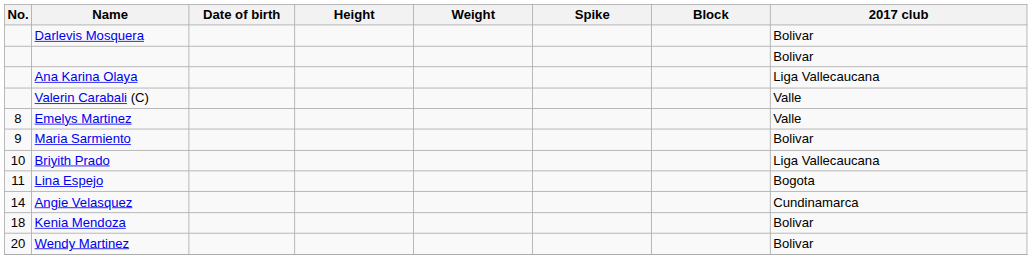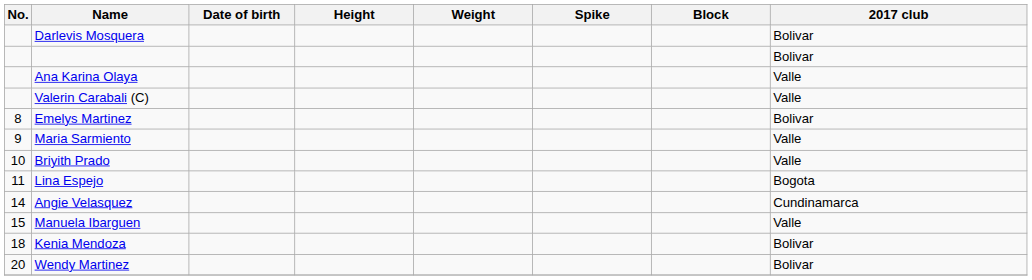(826, 77) Liga Vallecaucana -> (787, 77) Valle
(787, 118) Valle -> (793, 118) Bolivar
(793, 139) Bolivar -> (787, 139) Valle
(826, 160) Liga Vallecaucana -> (787, 160) Valle
+ row: (18, 222)
